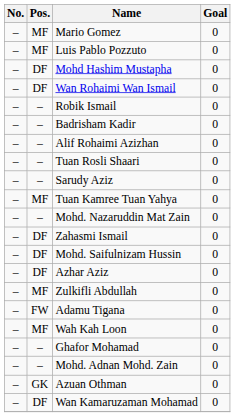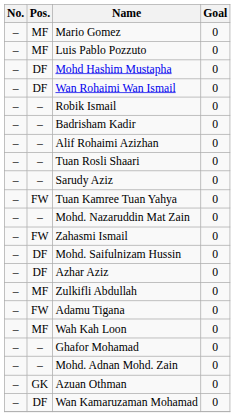(40, 198) MF -> (40, 198) FW
(40, 236) DF -> (40, 236) FW
